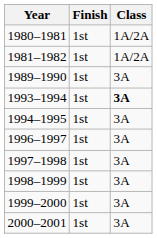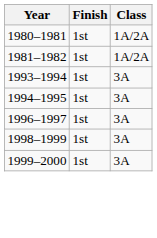- row: (37, 77)
(122, 98) bold -> (122, 77) normal
- row: (37, 160)
- row: (37, 222)
